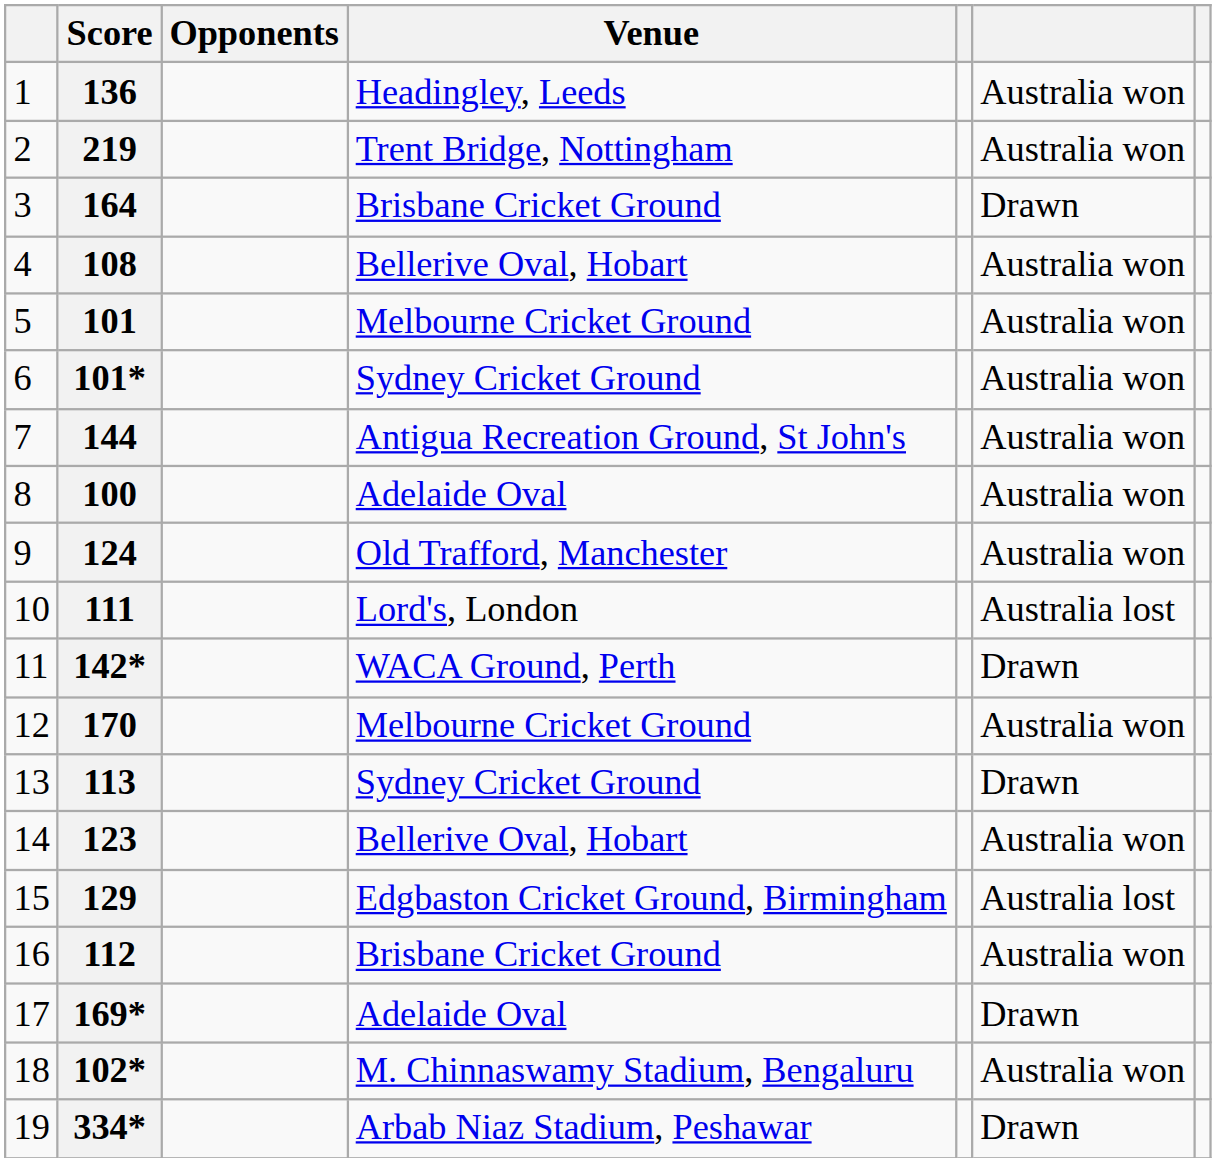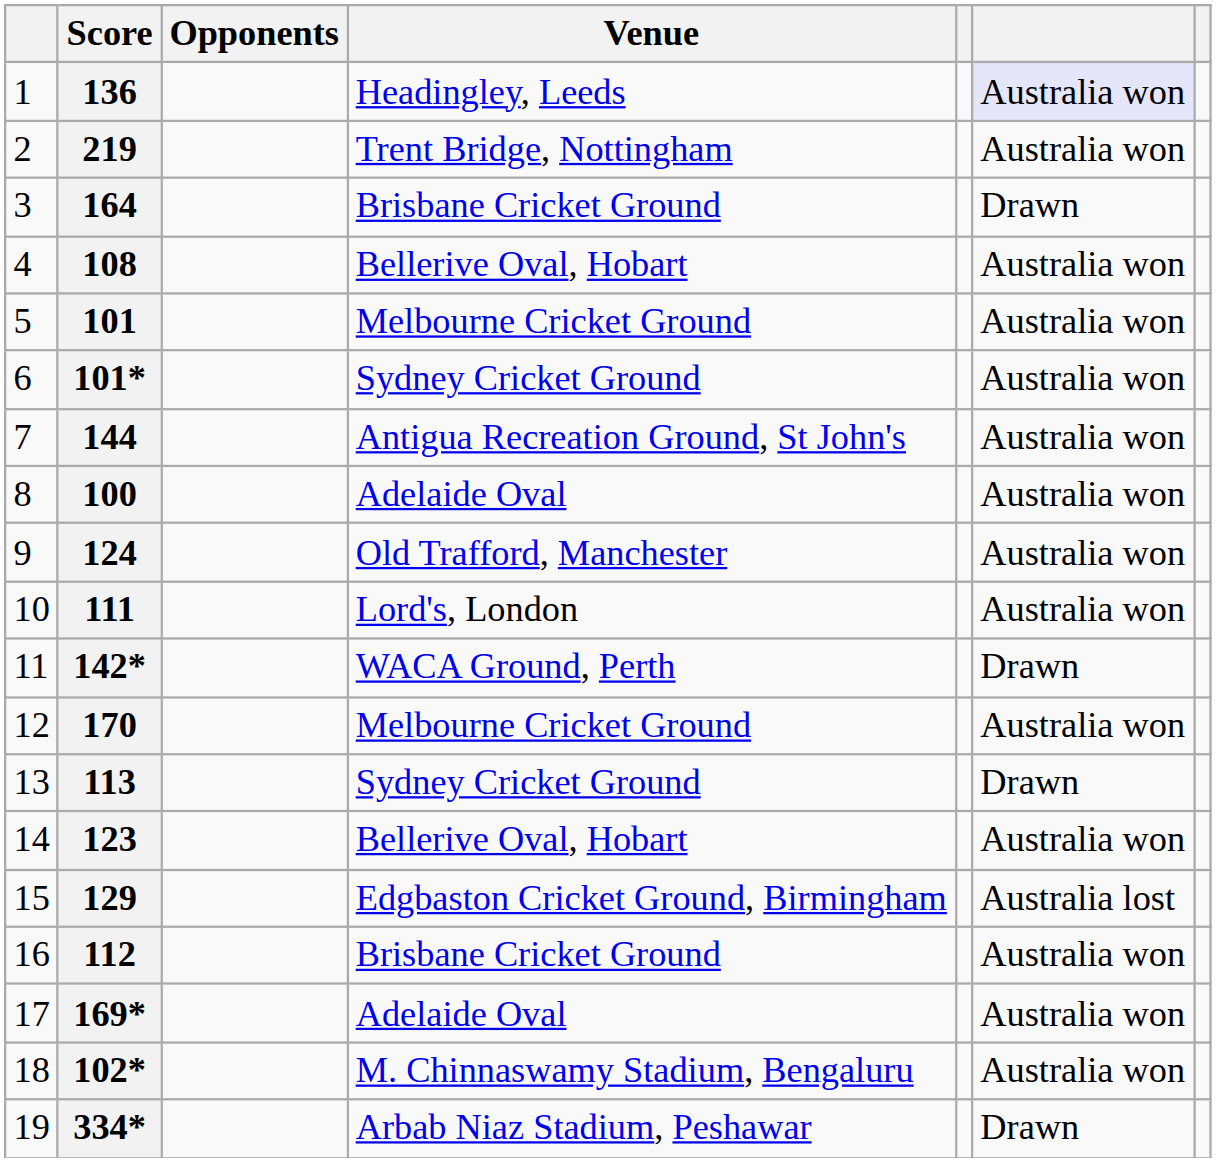(1083, 90) no background -> (1083, 90) lavender background
(1078, 609) Australia lost -> (1083, 609) Australia won
(1030, 1012) Drawn -> (1083, 1012) Australia won
